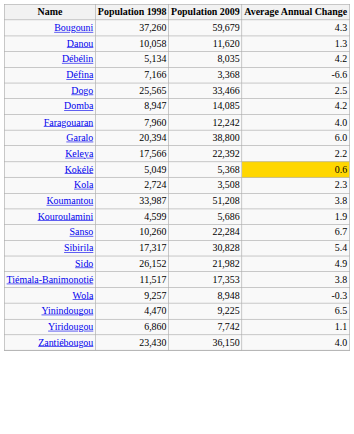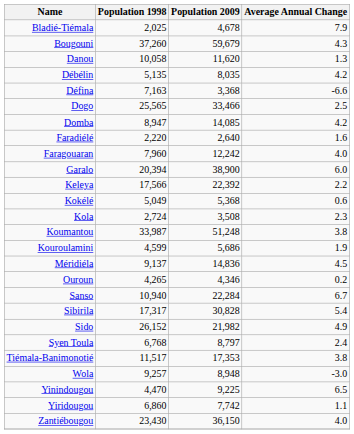+ row: (63, 28)
(155, 59) 5,134 -> (155, 75) 5,135
(155, 75) 7,166 -> (155, 91) 7,163
+ row: (75, 138)
(226, 138) 38,800 -> (226, 169) 38,900
(341, 169) gold background -> (341, 201) no background
(226, 201) 51,208 -> (226, 232) 51,248
+ row: (74, 264)
+ row: (78, 279)
(153, 232) 10,260 -> (153, 295) 10,940
+ row: (71, 342)
(339, 295) -0.3 -> (339, 374) -3.0
